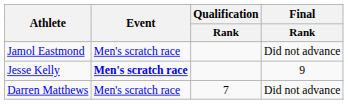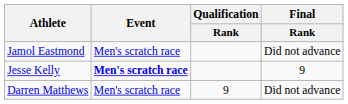(226, 90) 7 -> (226, 90) 9
